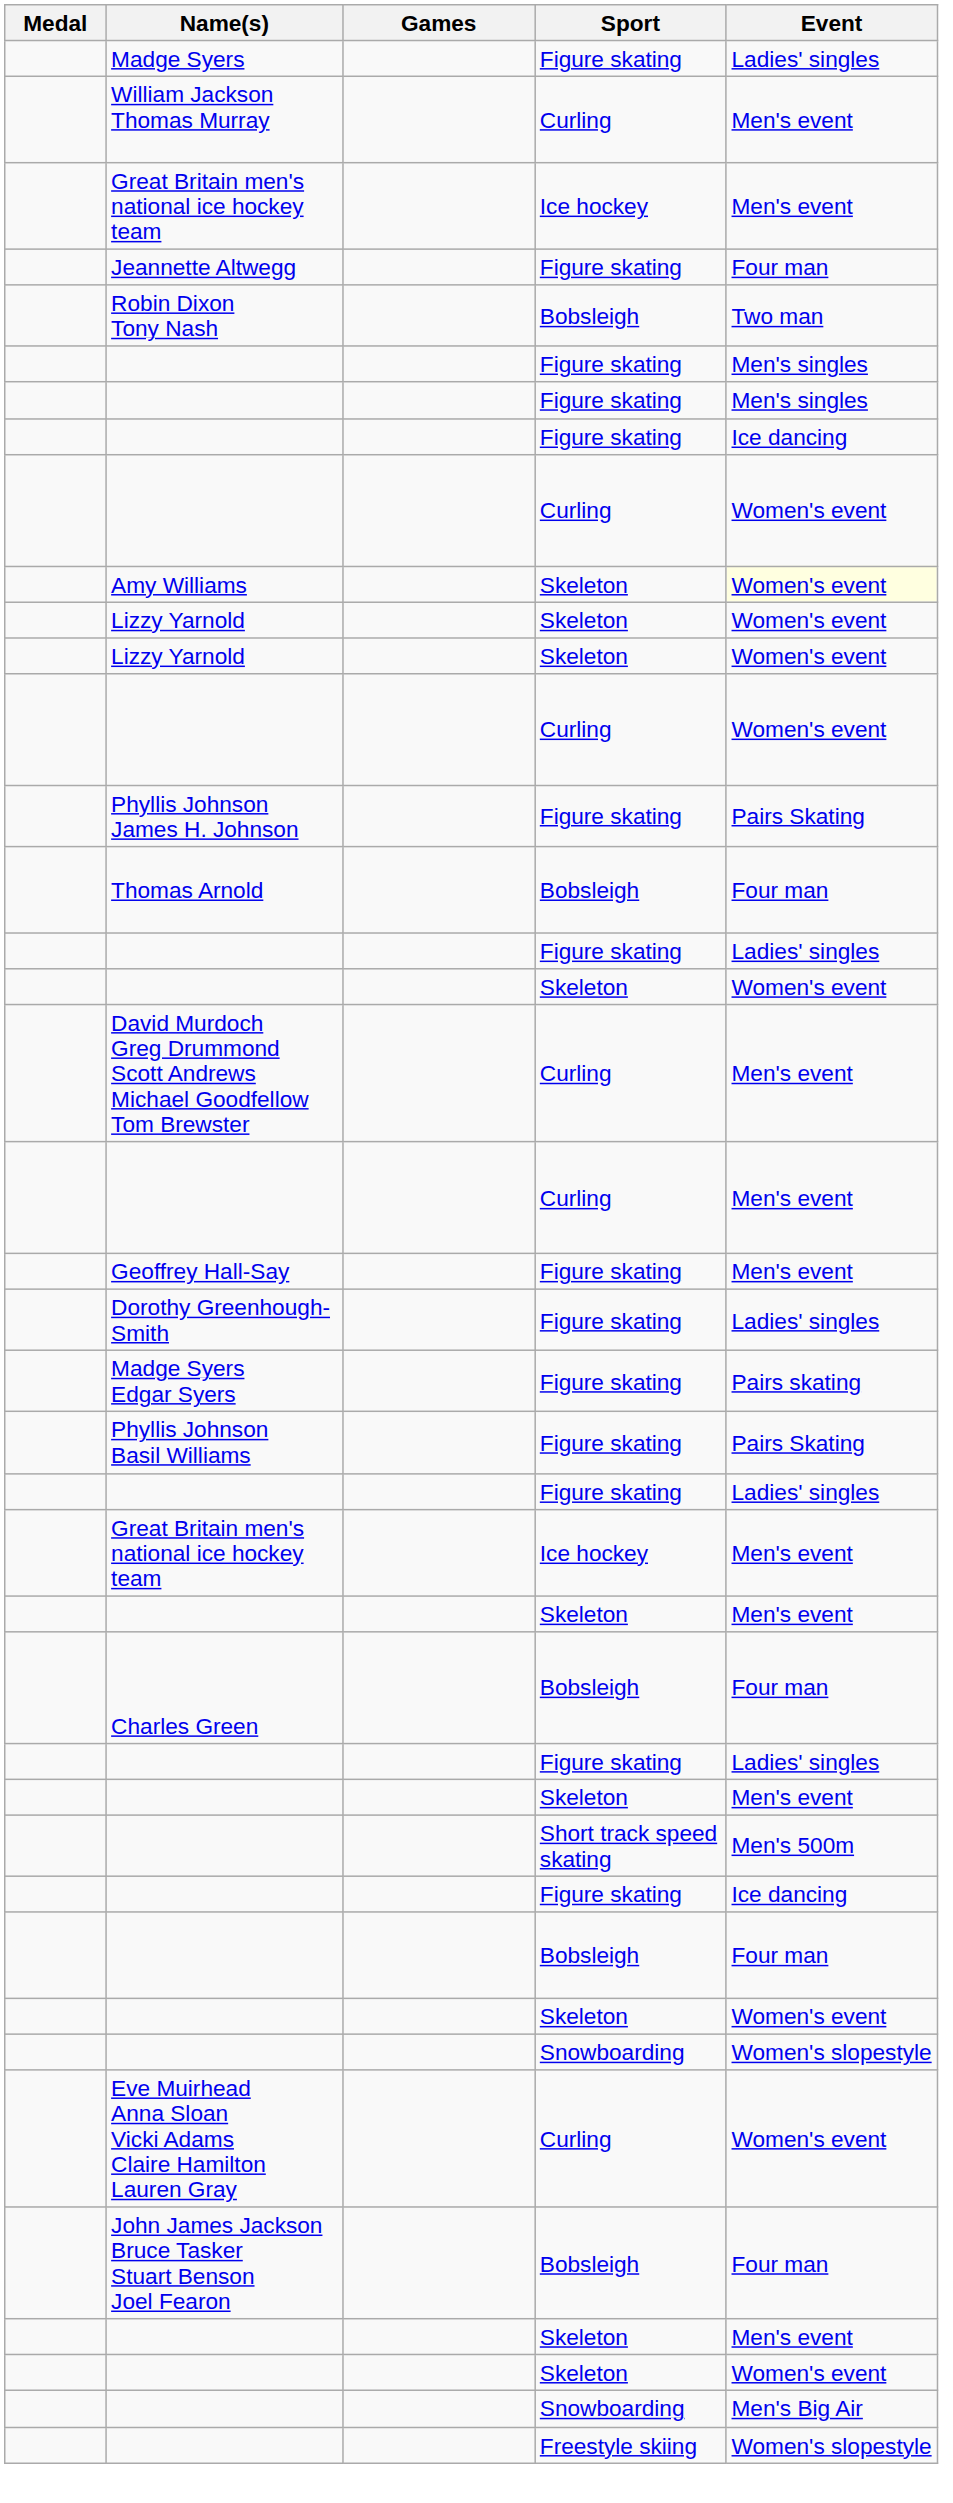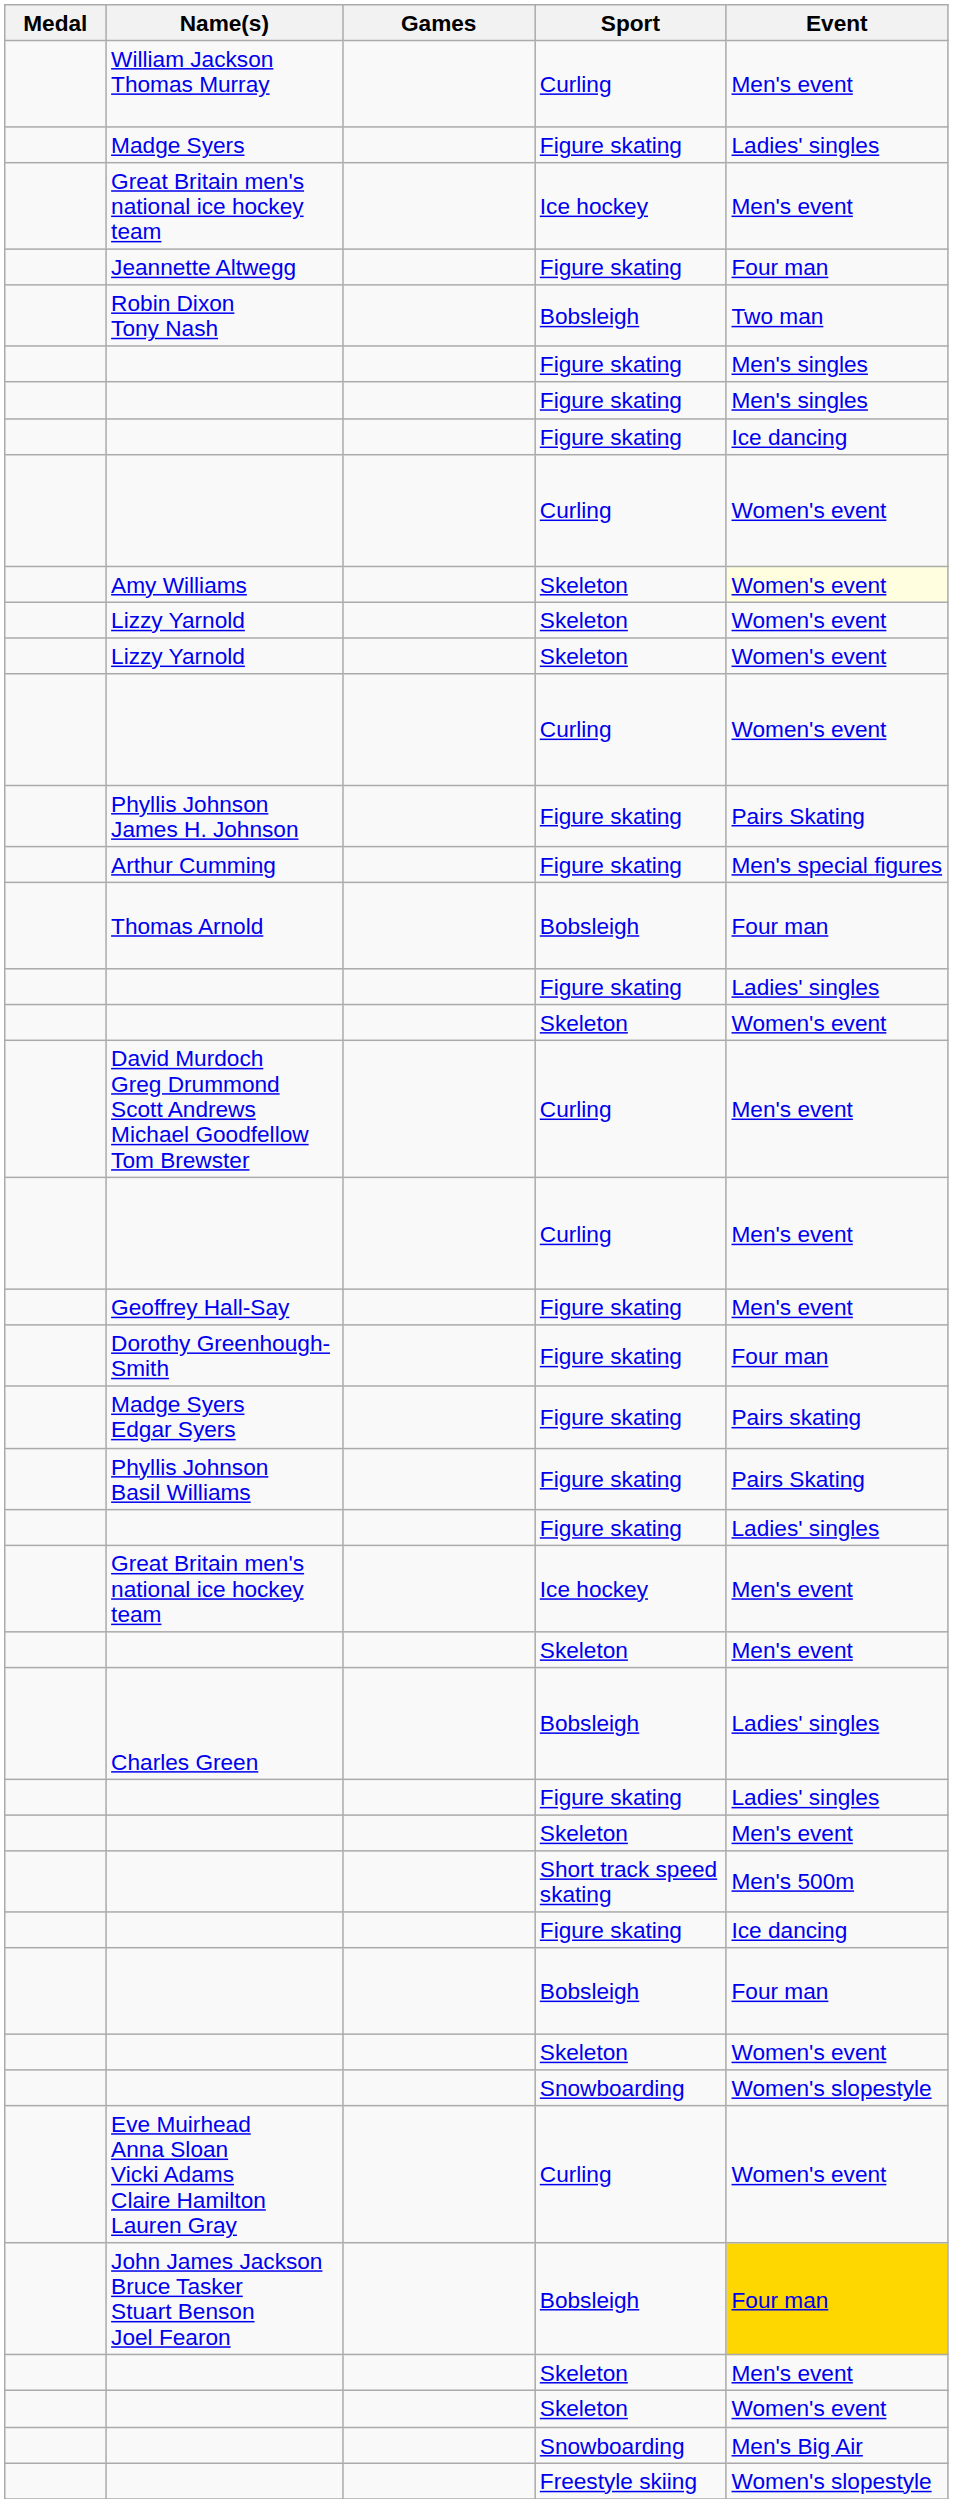rows swapped: (178, 59) <-> (192, 107)
+ row: (193, 865)
(805, 1320) Ladies' singles -> (780, 1356) Four man
(780, 1687) Four man -> (805, 1723) Ladies' singles
(780, 2263) no background -> (780, 2299) gold background
